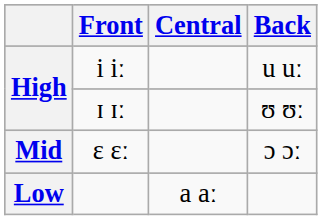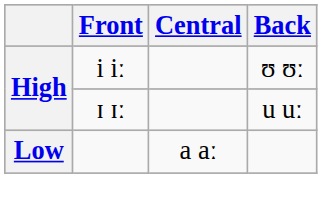(282, 67) u uː -> (282, 67) ʊ ʊː
(282, 109) ʊ ʊː -> (282, 109) u uː
- row: (111, 151)
